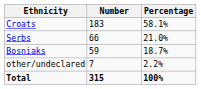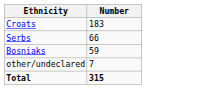- column: (169, 11)
